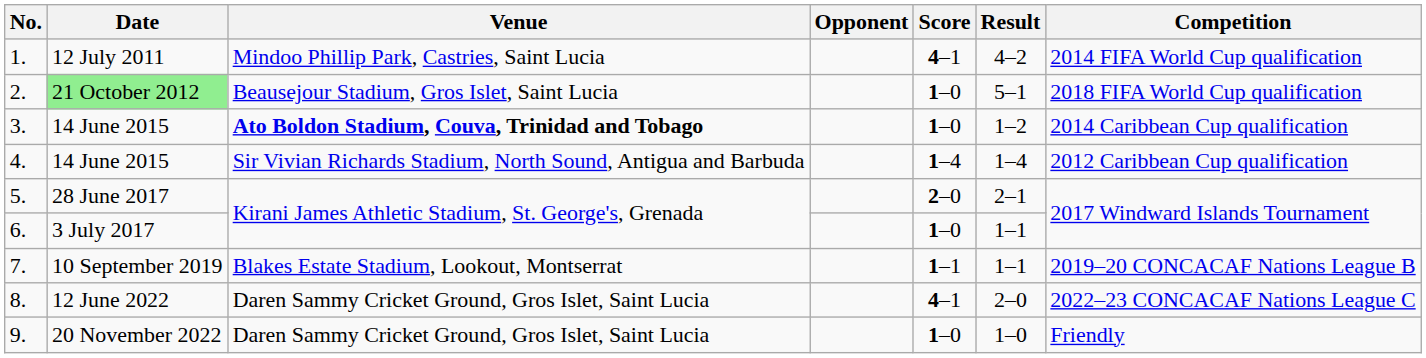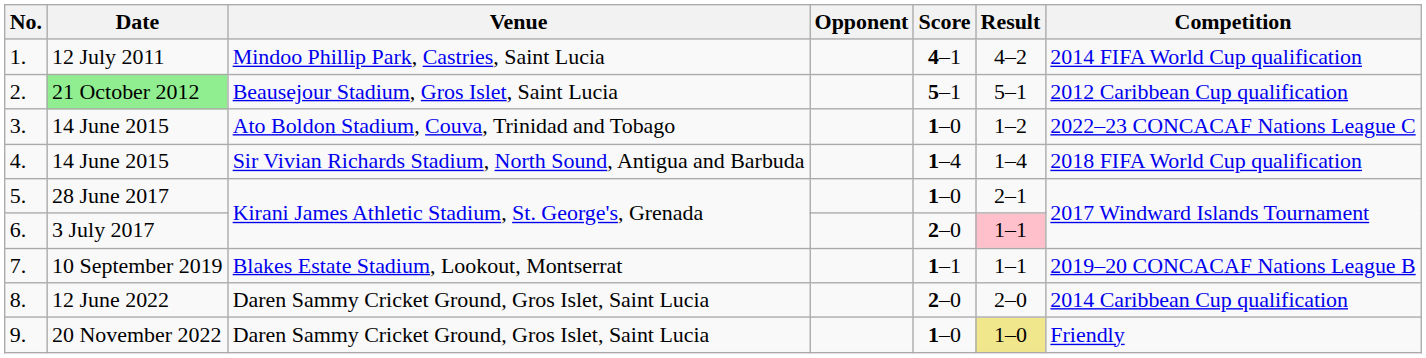(944, 91) 1–0 -> (944, 91) 5–1
(1206, 91) 2018 FIFA World Cup qualification -> (1199, 91) 2012 Caribbean Cup qualification
(468, 126) bold -> (454, 126) normal
(1199, 126) 2014 Caribbean Cup qualification -> (1233, 126) 2022–23 CONCACAF Nations League C
(1199, 160) 2012 Caribbean Cup qualification -> (1206, 160) 2018 FIFA World Cup qualification
(944, 195) 2–0 -> (944, 195) 1–0
(944, 230) 1–0 -> (944, 230) 2–0
(1010, 230) no background -> (1010, 230) pink background
(944, 299) 4–1 -> (944, 299) 2–0
(1233, 299) 2022–23 CONCACAF Nations League C -> (1199, 299) 2014 Caribbean Cup qualification
(1010, 334) no background -> (1010, 334) khaki background
